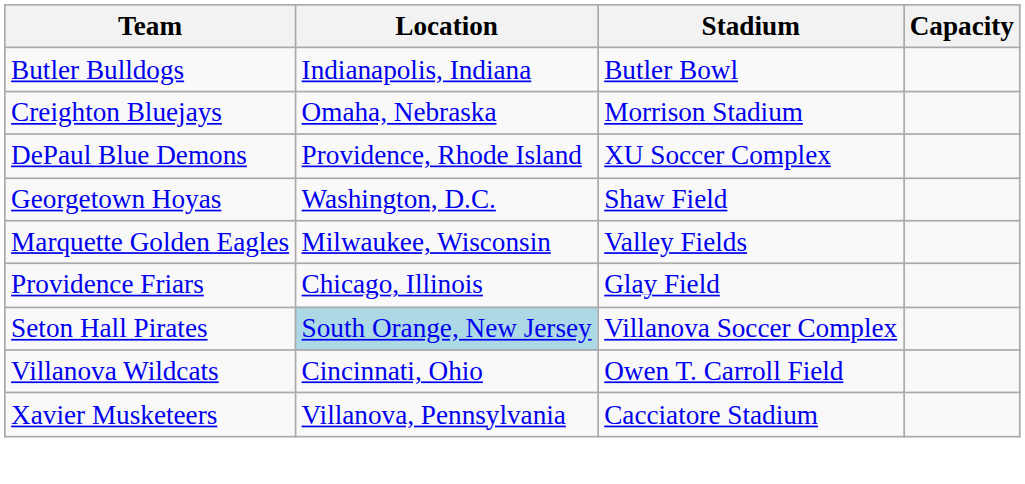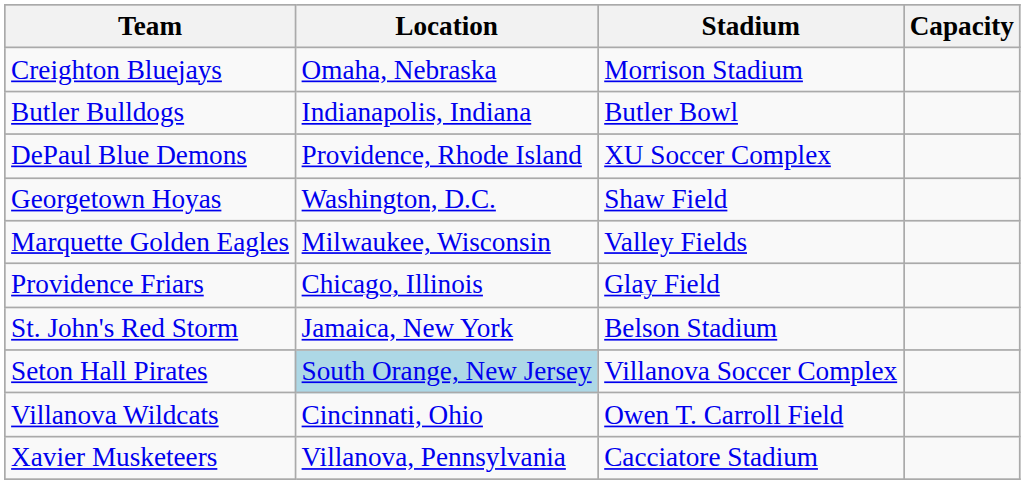rows swapped: (98, 69) <-> (117, 112)
+ row: (125, 328)
